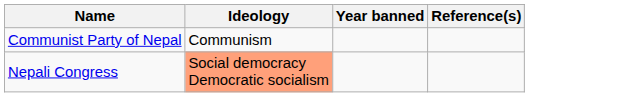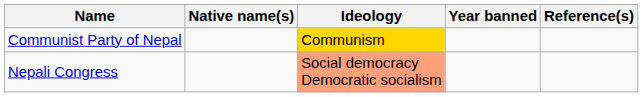+ column: (241, 16)
(230, 39) no background -> (343, 39) gold background
